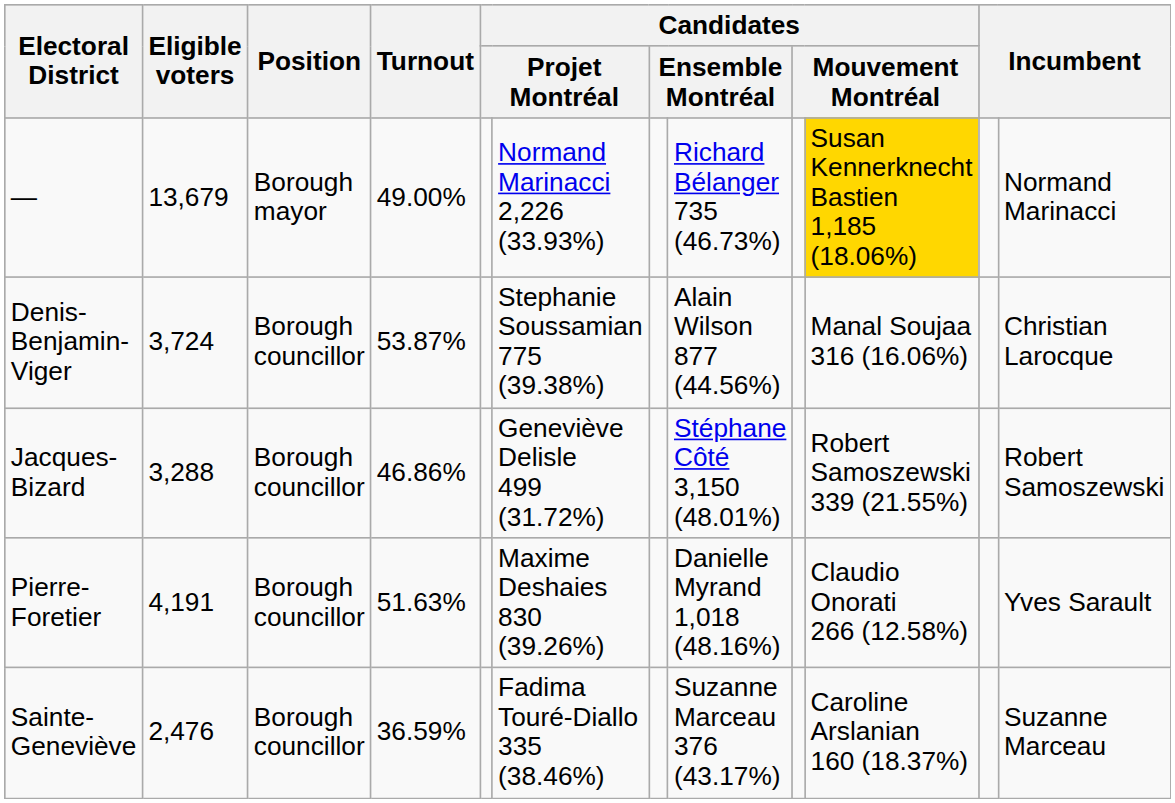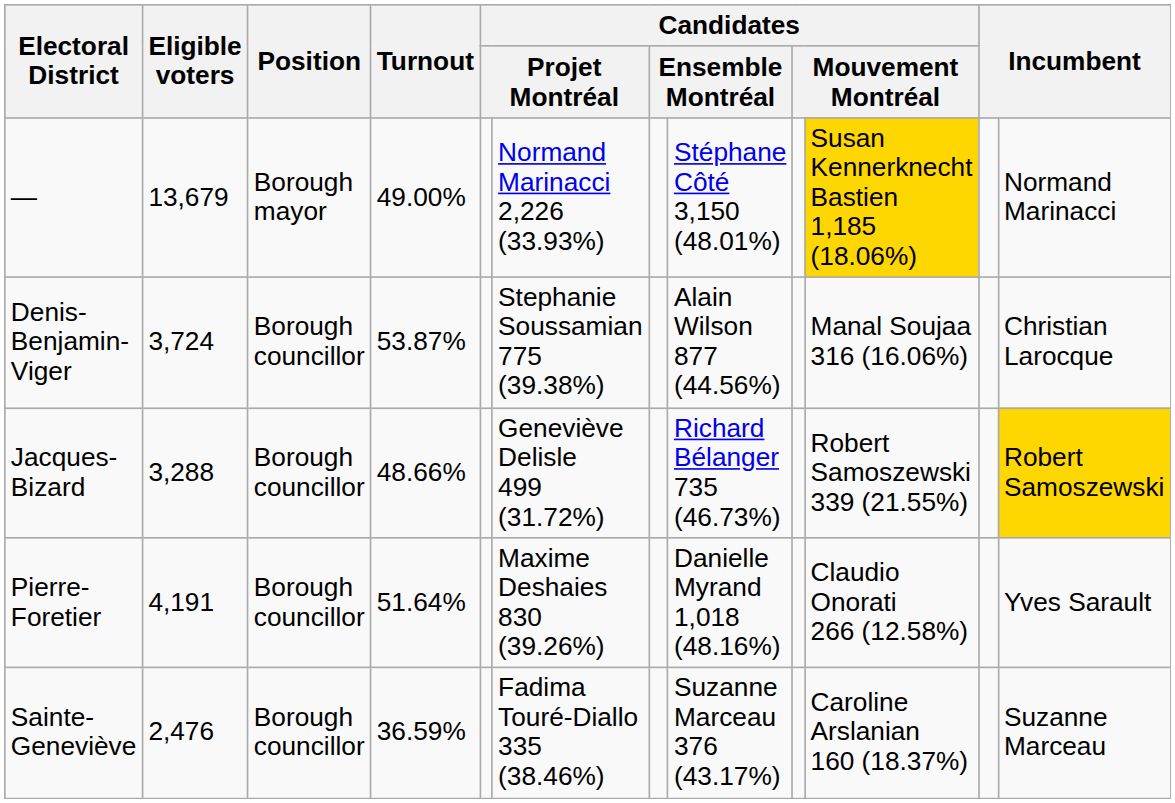(727, 197) Richard Bélanger 735 (46.73%) -> (730, 197) Stéphane Côté 3,150 (48.01%)
(421, 472) 46.86% -> (421, 472) 48.66%
(730, 472) Stéphane Côté 3,150 (48.01%) -> (727, 472) Richard Bélanger 735 (46.73%)
(1084, 472) no background -> (1084, 472) gold background
(421, 602) 51.63% -> (421, 602) 51.64%
